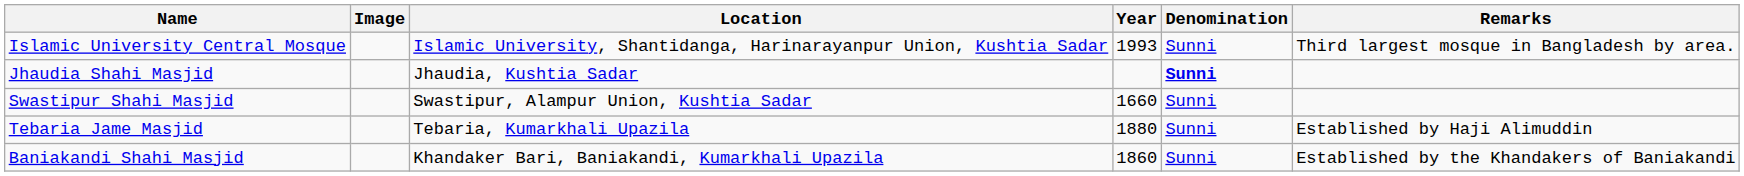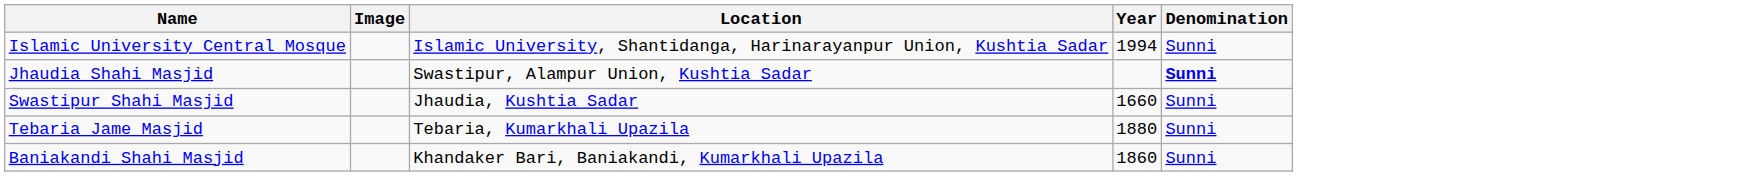- column: (1516, 19)
(1137, 46) 1993 -> (1137, 46) 1994
(526, 74) Jhaudia, Kushtia Sadar -> (613, 74) Swastipur, Alampur Union, Kushtia Sadar
(613, 102) Swastipur, Alampur Union, Kushtia Sadar -> (526, 102) Jhaudia, Kushtia Sadar
